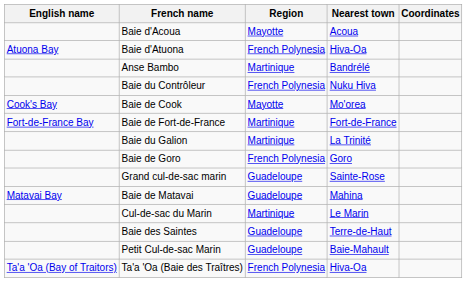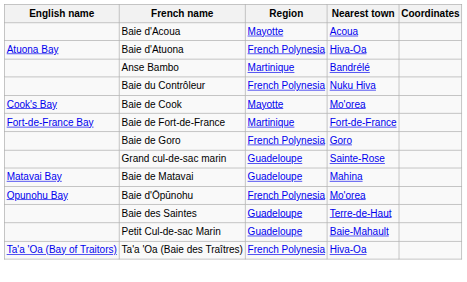- row: (154, 141)
+ row: (157, 195)
- row: (167, 213)
